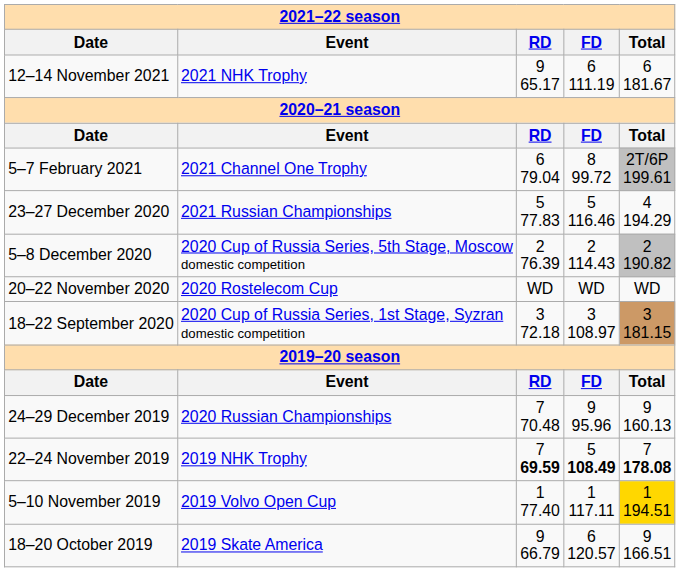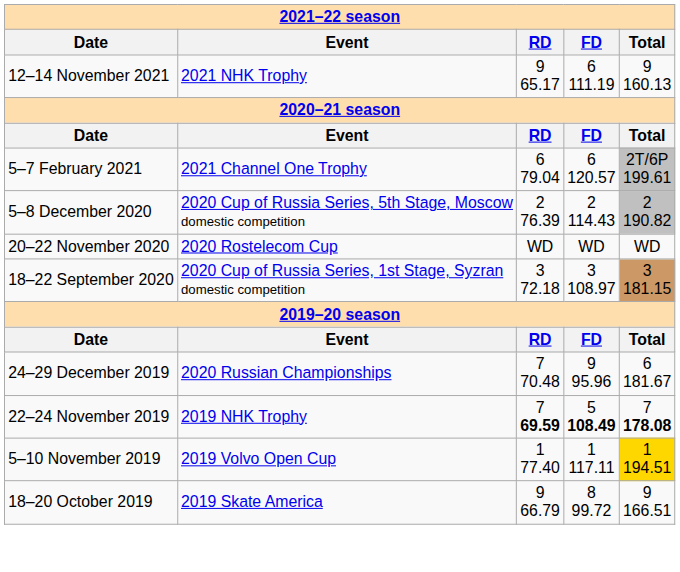(647, 76) 6 181.67 -> (647, 76) 9 160.13
(591, 169) 8 99.72 -> (591, 169) 6 120.57
- row: (89, 212)
(647, 416) 9 160.13 -> (647, 373) 6 181.67
(591, 545) 6 120.57 -> (591, 502) 8 99.72
